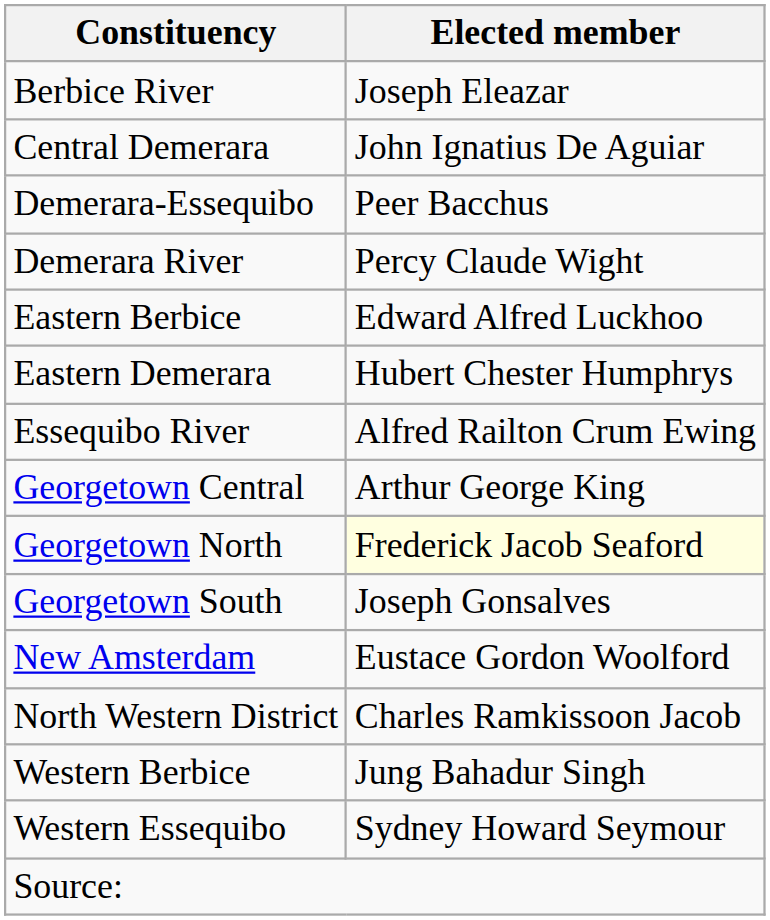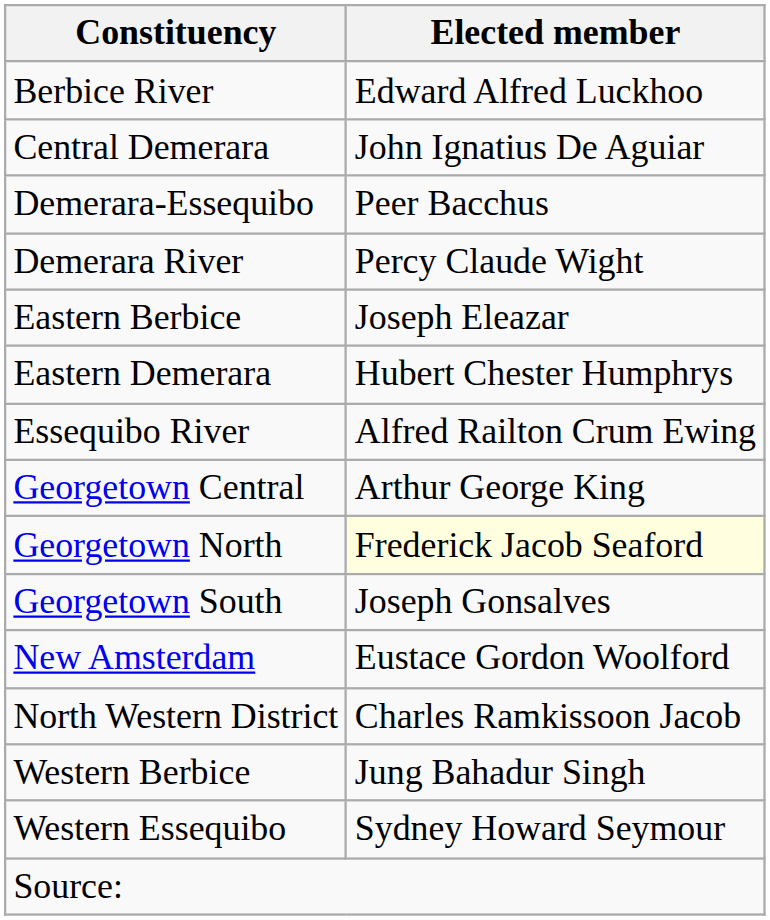(462, 89) Joseph Eleazar -> (529, 89) Edward Alfred Luckhoo
(529, 317) Edward Alfred Luckhoo -> (462, 317) Joseph Eleazar
